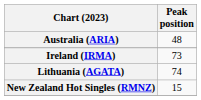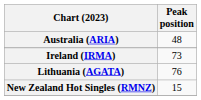(177, 71) 74 -> (177, 71) 76
